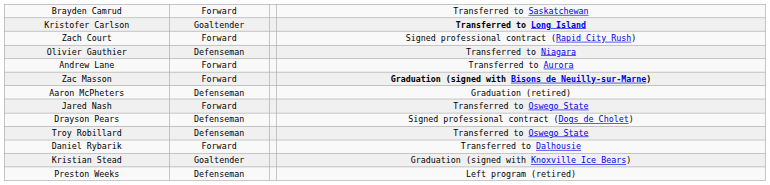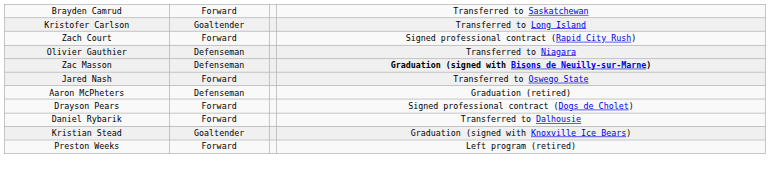(521, 25) bold -> (521, 25) normal
- row: (87, 65)
(219, 79) Forward -> (219, 65) Defenseman
rows swapped: (87, 92) <-> (87, 106)
(219, 120) Defenseman -> (219, 106) Forward
- row: (87, 133)
(219, 174) Defenseman -> (219, 147) Forward
